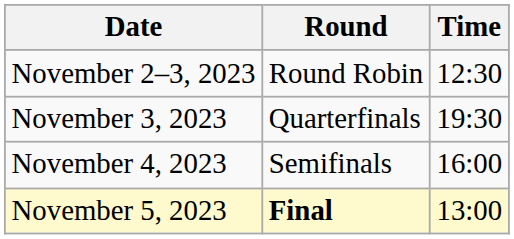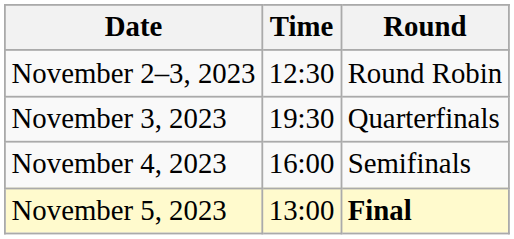columns swapped: (469, 27) <-> (346, 27)
